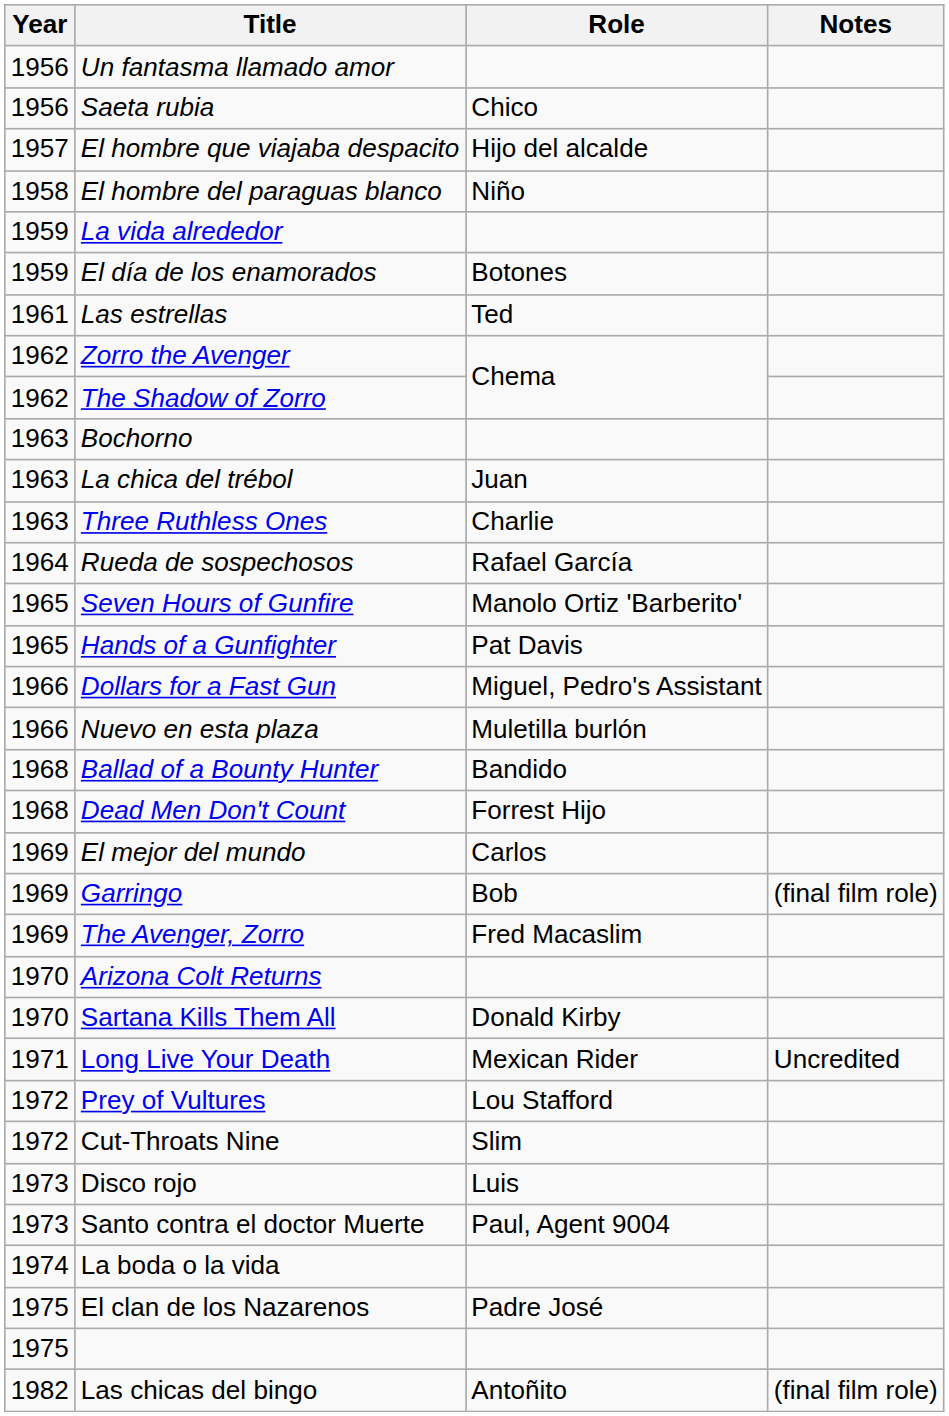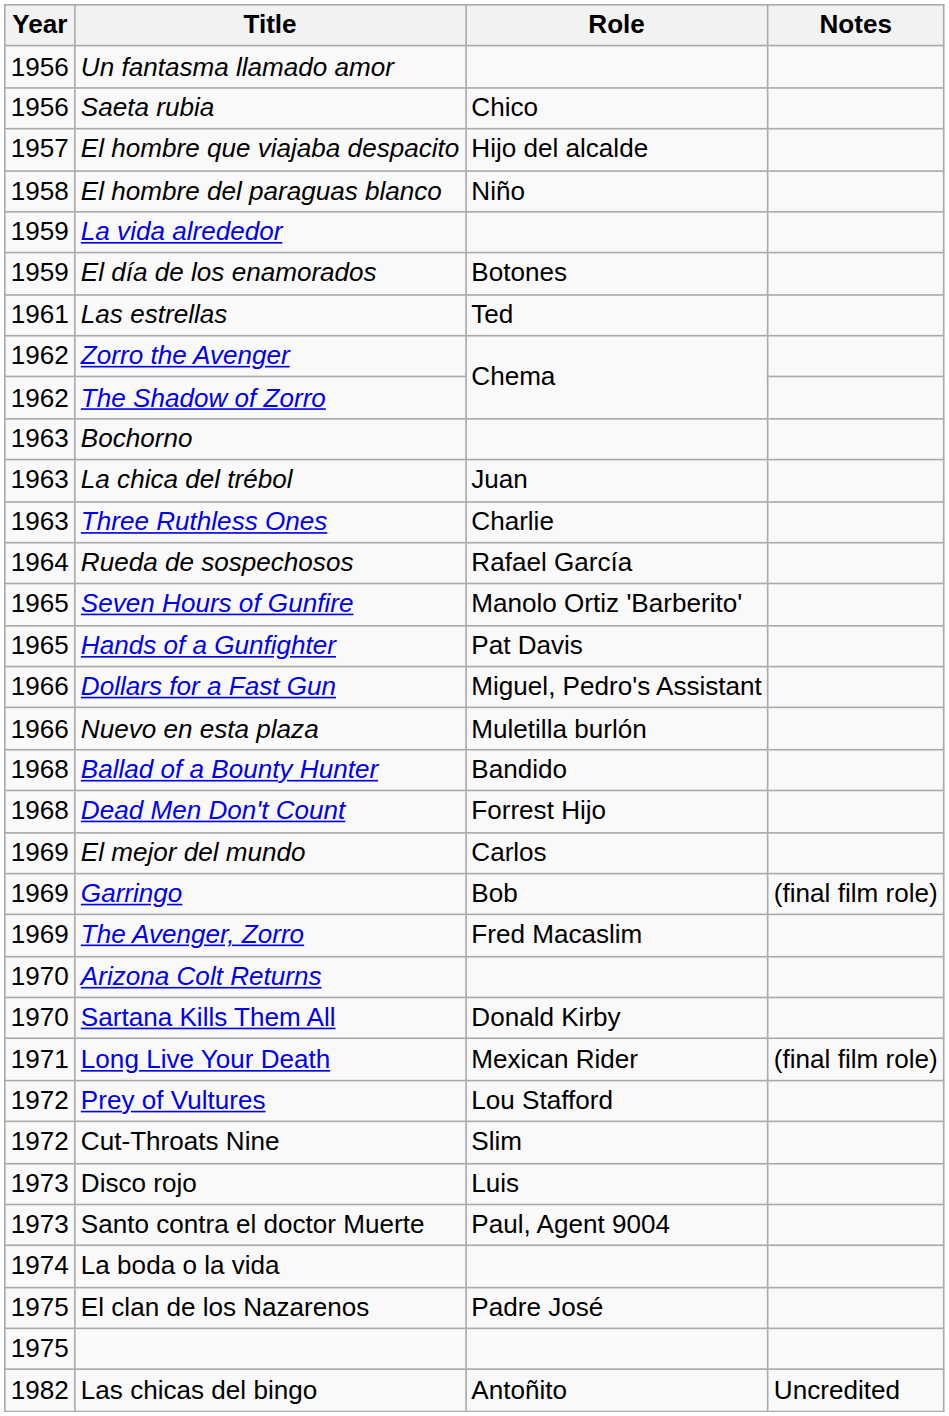(837, 1059) Uncredited -> (856, 1059) (final film role)
(856, 1390) (final film role) -> (837, 1390) Uncredited
